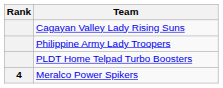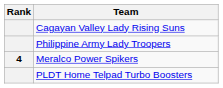rows swapped: (114, 59) <-> (87, 75)
